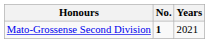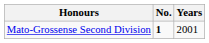(187, 30) 2021 -> (187, 30) 2001
